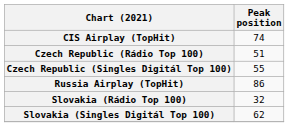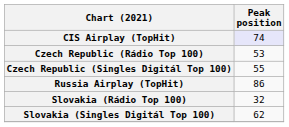(259, 38) no background -> (259, 38) lavender background
(259, 53) 51 -> (259, 53) 53
